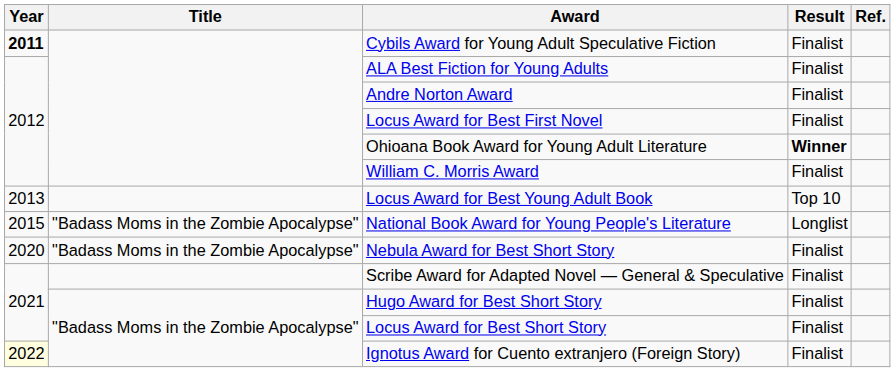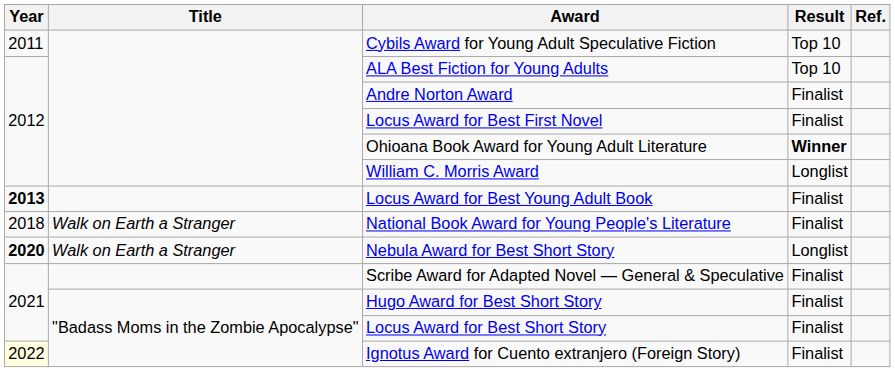(26, 43) bold -> (26, 43) normal
(817, 43) Finalist -> (816, 43) Top 10
(817, 69) Finalist -> (816, 69) Top 10
(817, 172) Finalist -> (820, 172) Longlist
(26, 198) normal -> (26, 198) bold
(816, 198) Top 10 -> (817, 198) Finalist
(26, 224) 2015 -> (26, 224) 2018
(205, 224) "Badass Moms in the Zombie Apocalypse" -> (144, 224) Walk on Earth a Stranger
(820, 224) Longlist -> (817, 224) Finalist
(26, 250) normal -> (26, 250) bold
(205, 250) "Badass Moms in the Zombie Apocalypse" -> (144, 250) Walk on Earth a Stranger
(817, 250) Finalist -> (820, 250) Longlist
